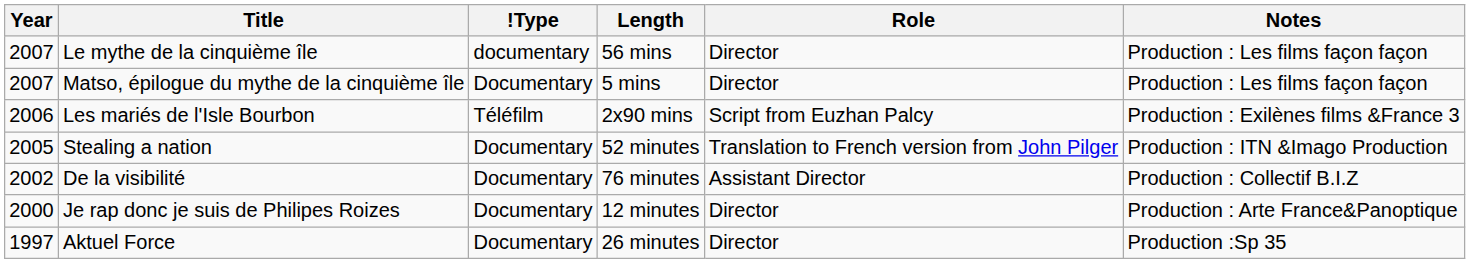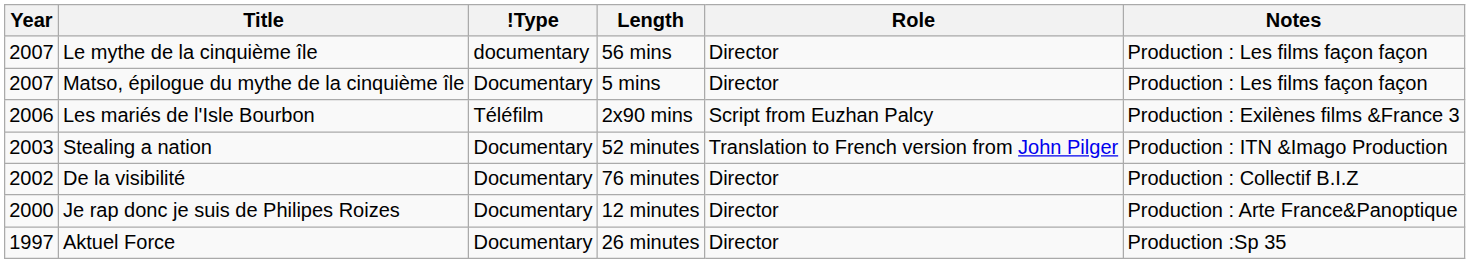(31, 147) 2005 -> (31, 147) 2003
(787, 178) Assistant Director -> (744, 178) Director
